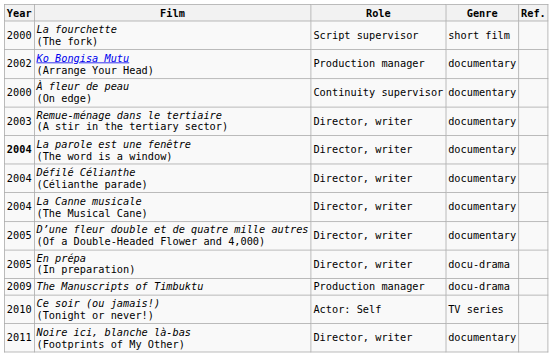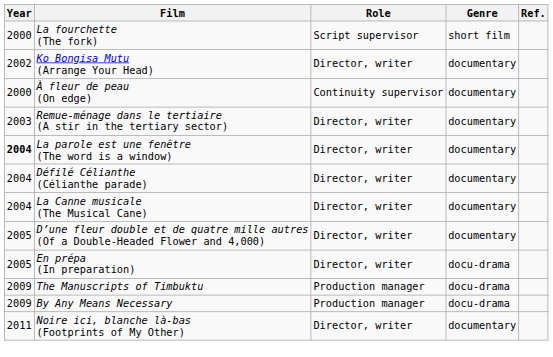(369, 64) Production manager -> (363, 64) Director, writer
+ row: (104, 304)
- row: (98, 309)
